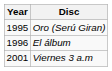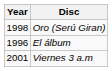(17, 27) 1995 -> (17, 27) 1998
